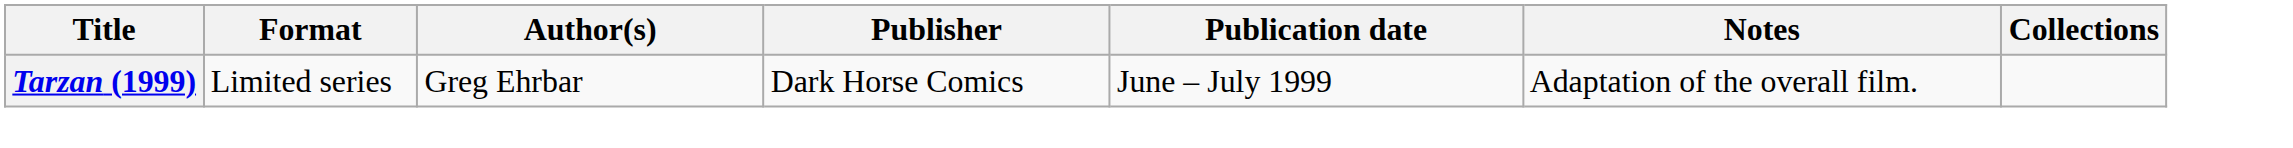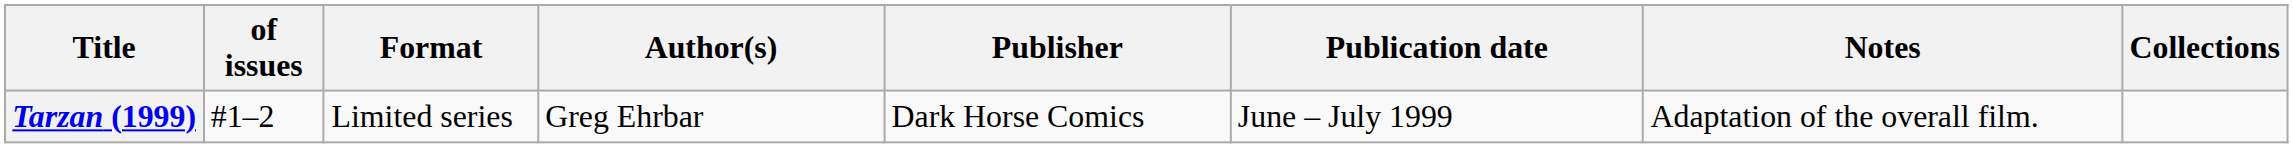+ column: (264, 47)
